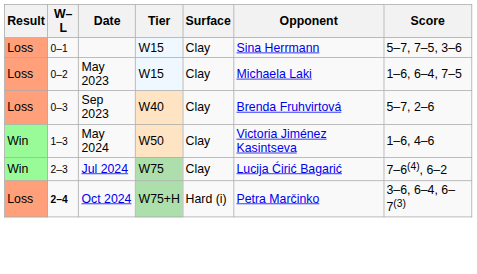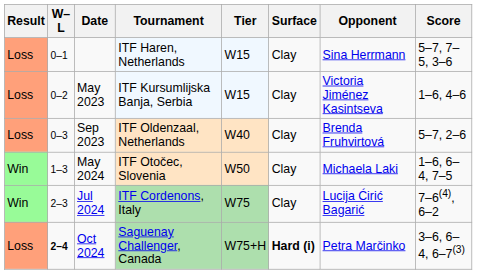+ column: (169, 21)
(274, 74) Michaela Laki -> (353, 94) Victoria Jiménez Kasintseva
(424, 74) 1–6, 6–4, 7–5 -> (442, 94) 1–6, 4–6
(282, 140) Victoria Jiménez Kasintseva -> (360, 168) Michaela Laki
(410, 140) 1–6, 4–6 -> (439, 168) 1–6, 6–4, 7–5
(206, 198) normal -> (293, 245) bold
